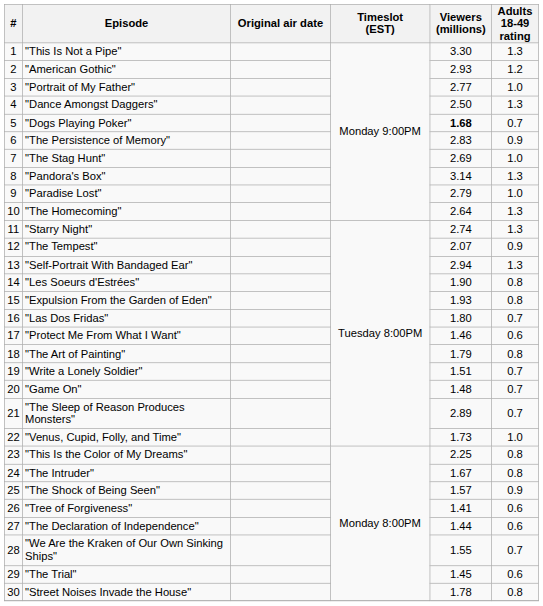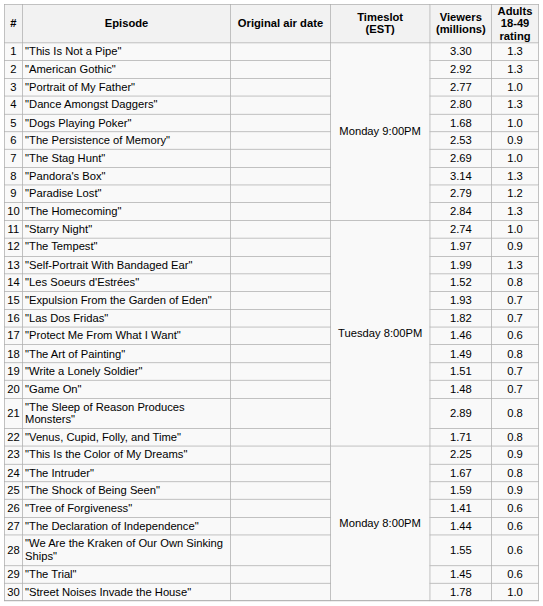(461, 69) 2.93 -> (461, 69) 2.92
(515, 69) 1.2 -> (515, 69) 1.3
(461, 105) 2.50 -> (461, 105) 2.80
(461, 122) bold -> (461, 122) normal
(515, 122) 0.7 -> (515, 122) 1.0
(461, 140) 2.83 -> (461, 140) 2.53
(515, 193) 1.0 -> (515, 193) 1.2
(461, 211) 2.64 -> (461, 211) 2.84
(515, 229) 1.3 -> (515, 229) 1.0
(461, 247) 2.07 -> (461, 247) 1.97
(461, 265) 2.94 -> (461, 265) 1.99
(461, 282) 1.90 -> (461, 282) 1.52
(515, 300) 0.8 -> (515, 300) 0.7
(461, 318) 1.80 -> (461, 318) 1.82
(461, 353) 1.79 -> (461, 353) 1.49
(515, 413) 0.7 -> (515, 413) 0.8
(461, 437) 1.73 -> (461, 437) 1.71
(515, 437) 1.0 -> (515, 437) 0.8
(515, 455) 0.8 -> (515, 455) 0.9
(461, 490) 1.57 -> (461, 490) 1.59
(515, 550) 0.7 -> (515, 550) 0.6
(515, 592) 0.8 -> (515, 592) 1.0
